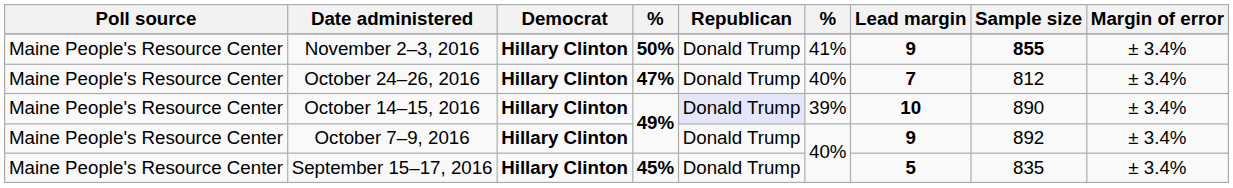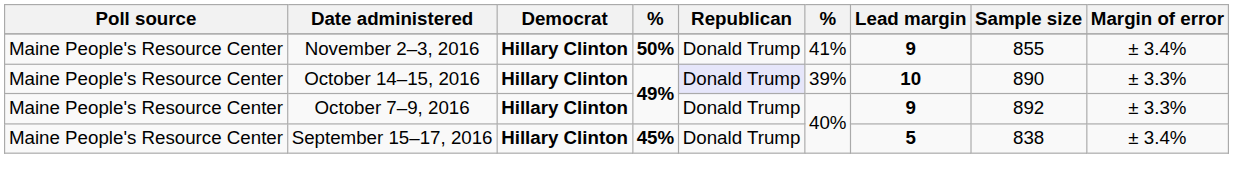(1029, 49) bold -> (1029, 49) normal
- row: (392, 78)
(1157, 108) ± 3.4% -> (1157, 78) ± 3.3%
(1157, 138) ± 3.4% -> (1157, 108) ± 3.3%
(1029, 167) 835 -> (1029, 138) 838
